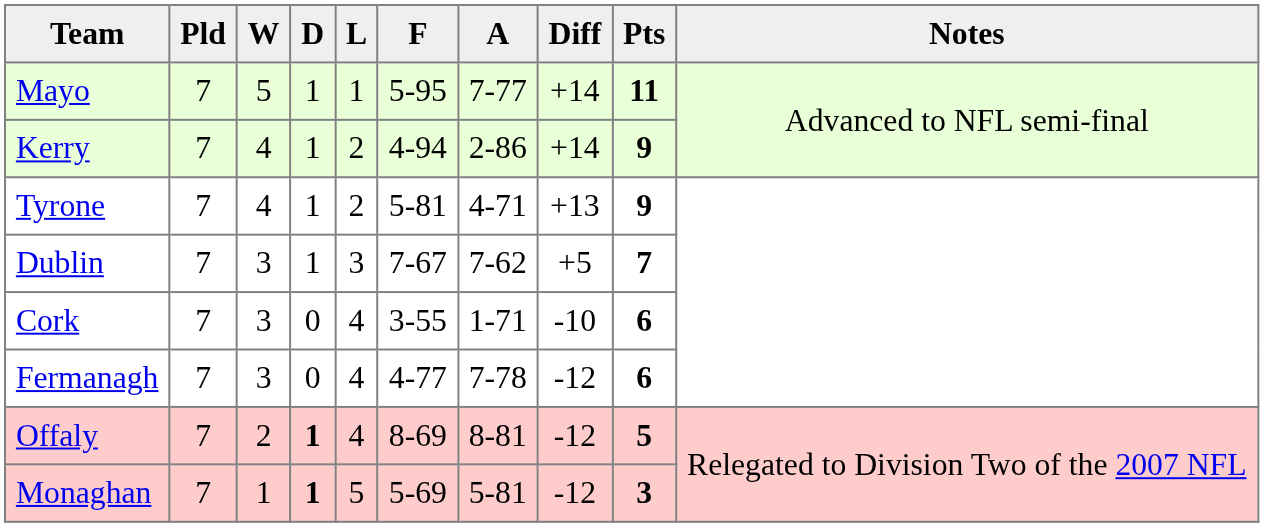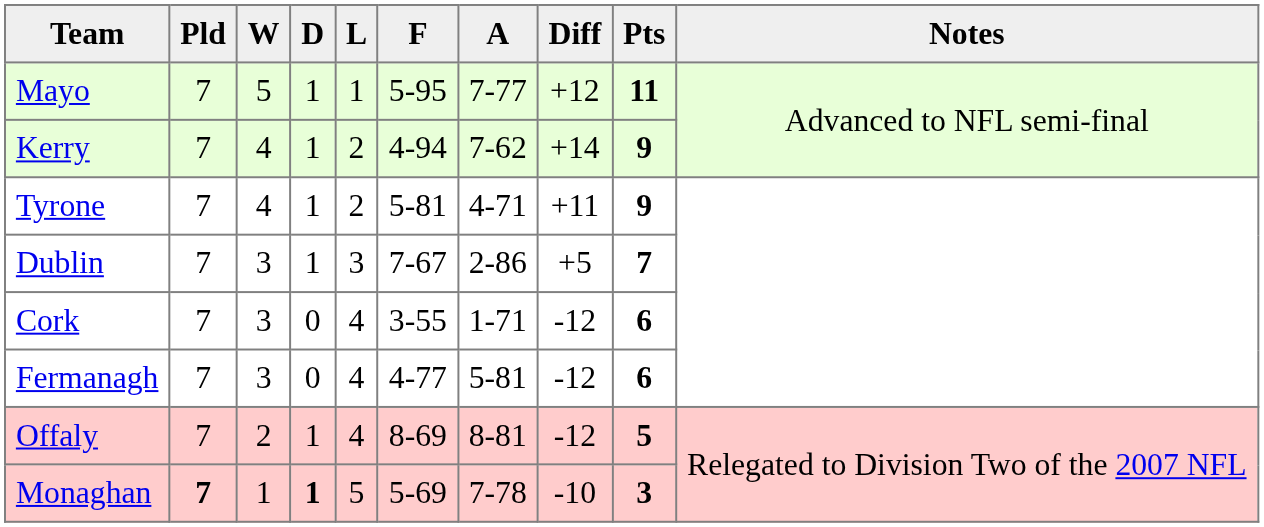(575, 90) +14 -> (575, 90) +12
(498, 148) 2-86 -> (498, 148) 7-62
(575, 205) +13 -> (575, 205) +11
(498, 262) 7-62 -> (498, 262) 2-86
(575, 320) -10 -> (575, 320) -12
(498, 377) 7-78 -> (498, 377) 5-81
(313, 435) bold -> (313, 435) normal
(203, 492) normal -> (203, 492) bold
(498, 492) 5-81 -> (498, 492) 7-78
(575, 492) -12 -> (575, 492) -10
